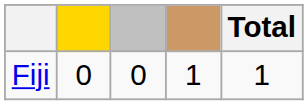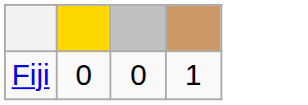- column: (262, 27)
